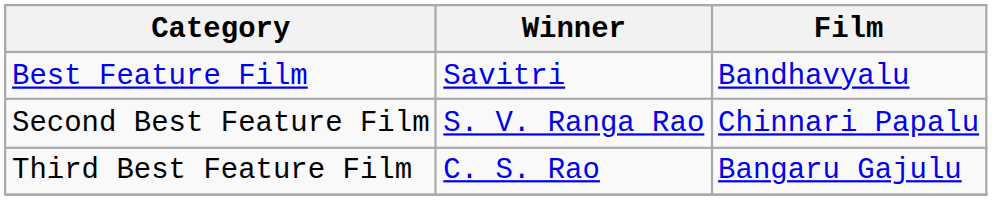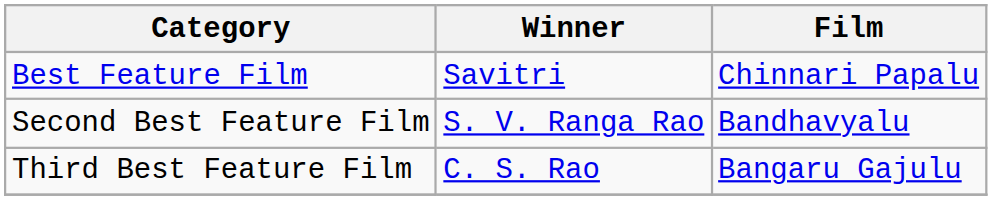(814, 76) Bandhavyalu -> (849, 76) Chinnari Papalu
(849, 123) Chinnari Papalu -> (814, 123) Bandhavyalu
